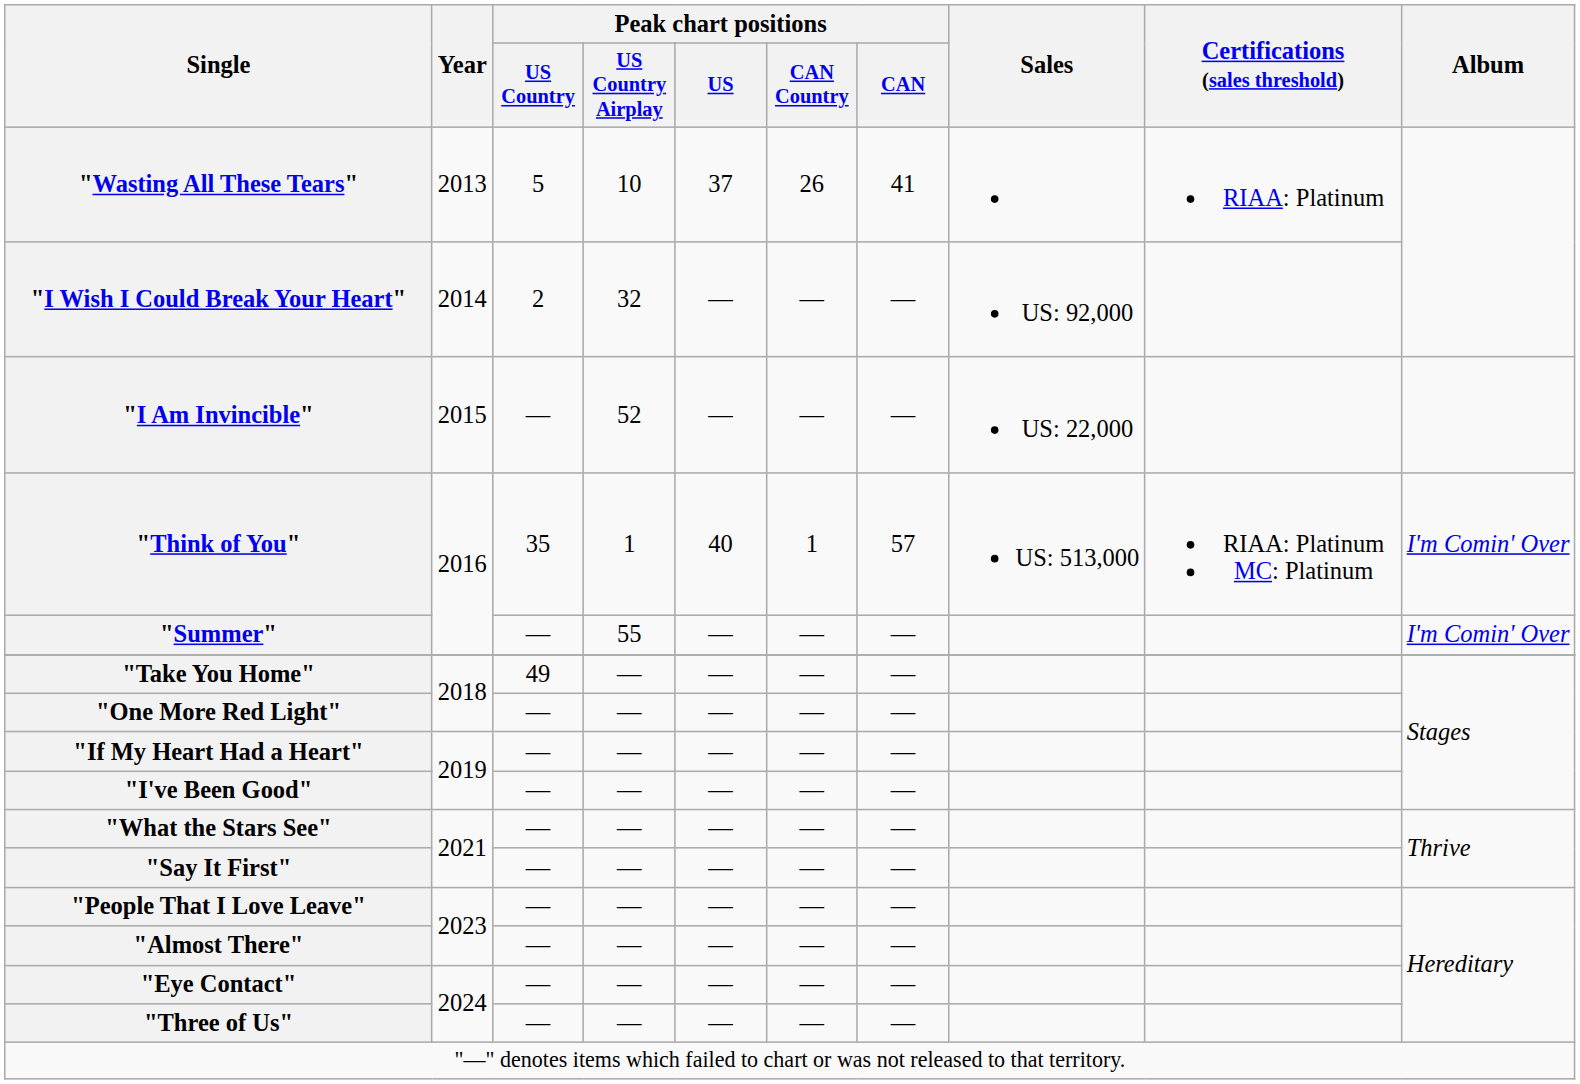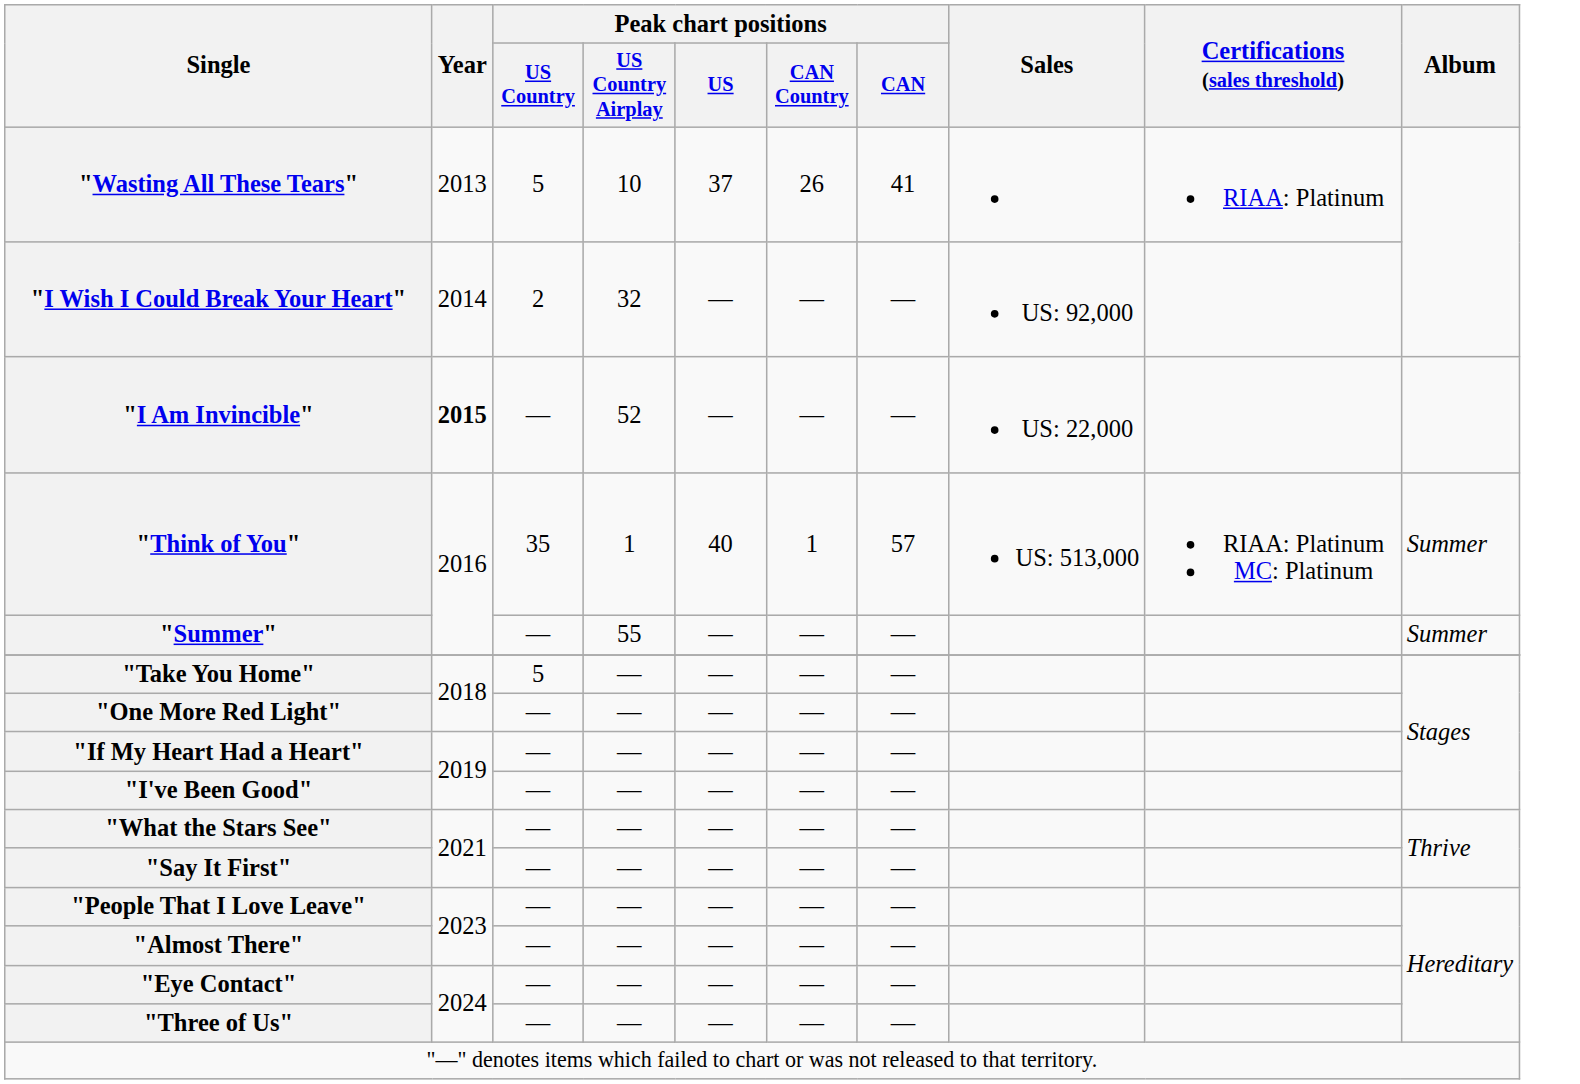(462, 414) normal -> (462, 414) bold
(1488, 543) I'm Comin' Over -> (1447, 543) Summer
(1488, 634) I'm Comin' Over -> (1447, 634) Summer
(538, 673) 49 -> (538, 673) 5
